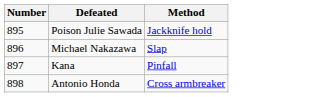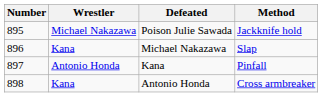+ column: (94, 13)
